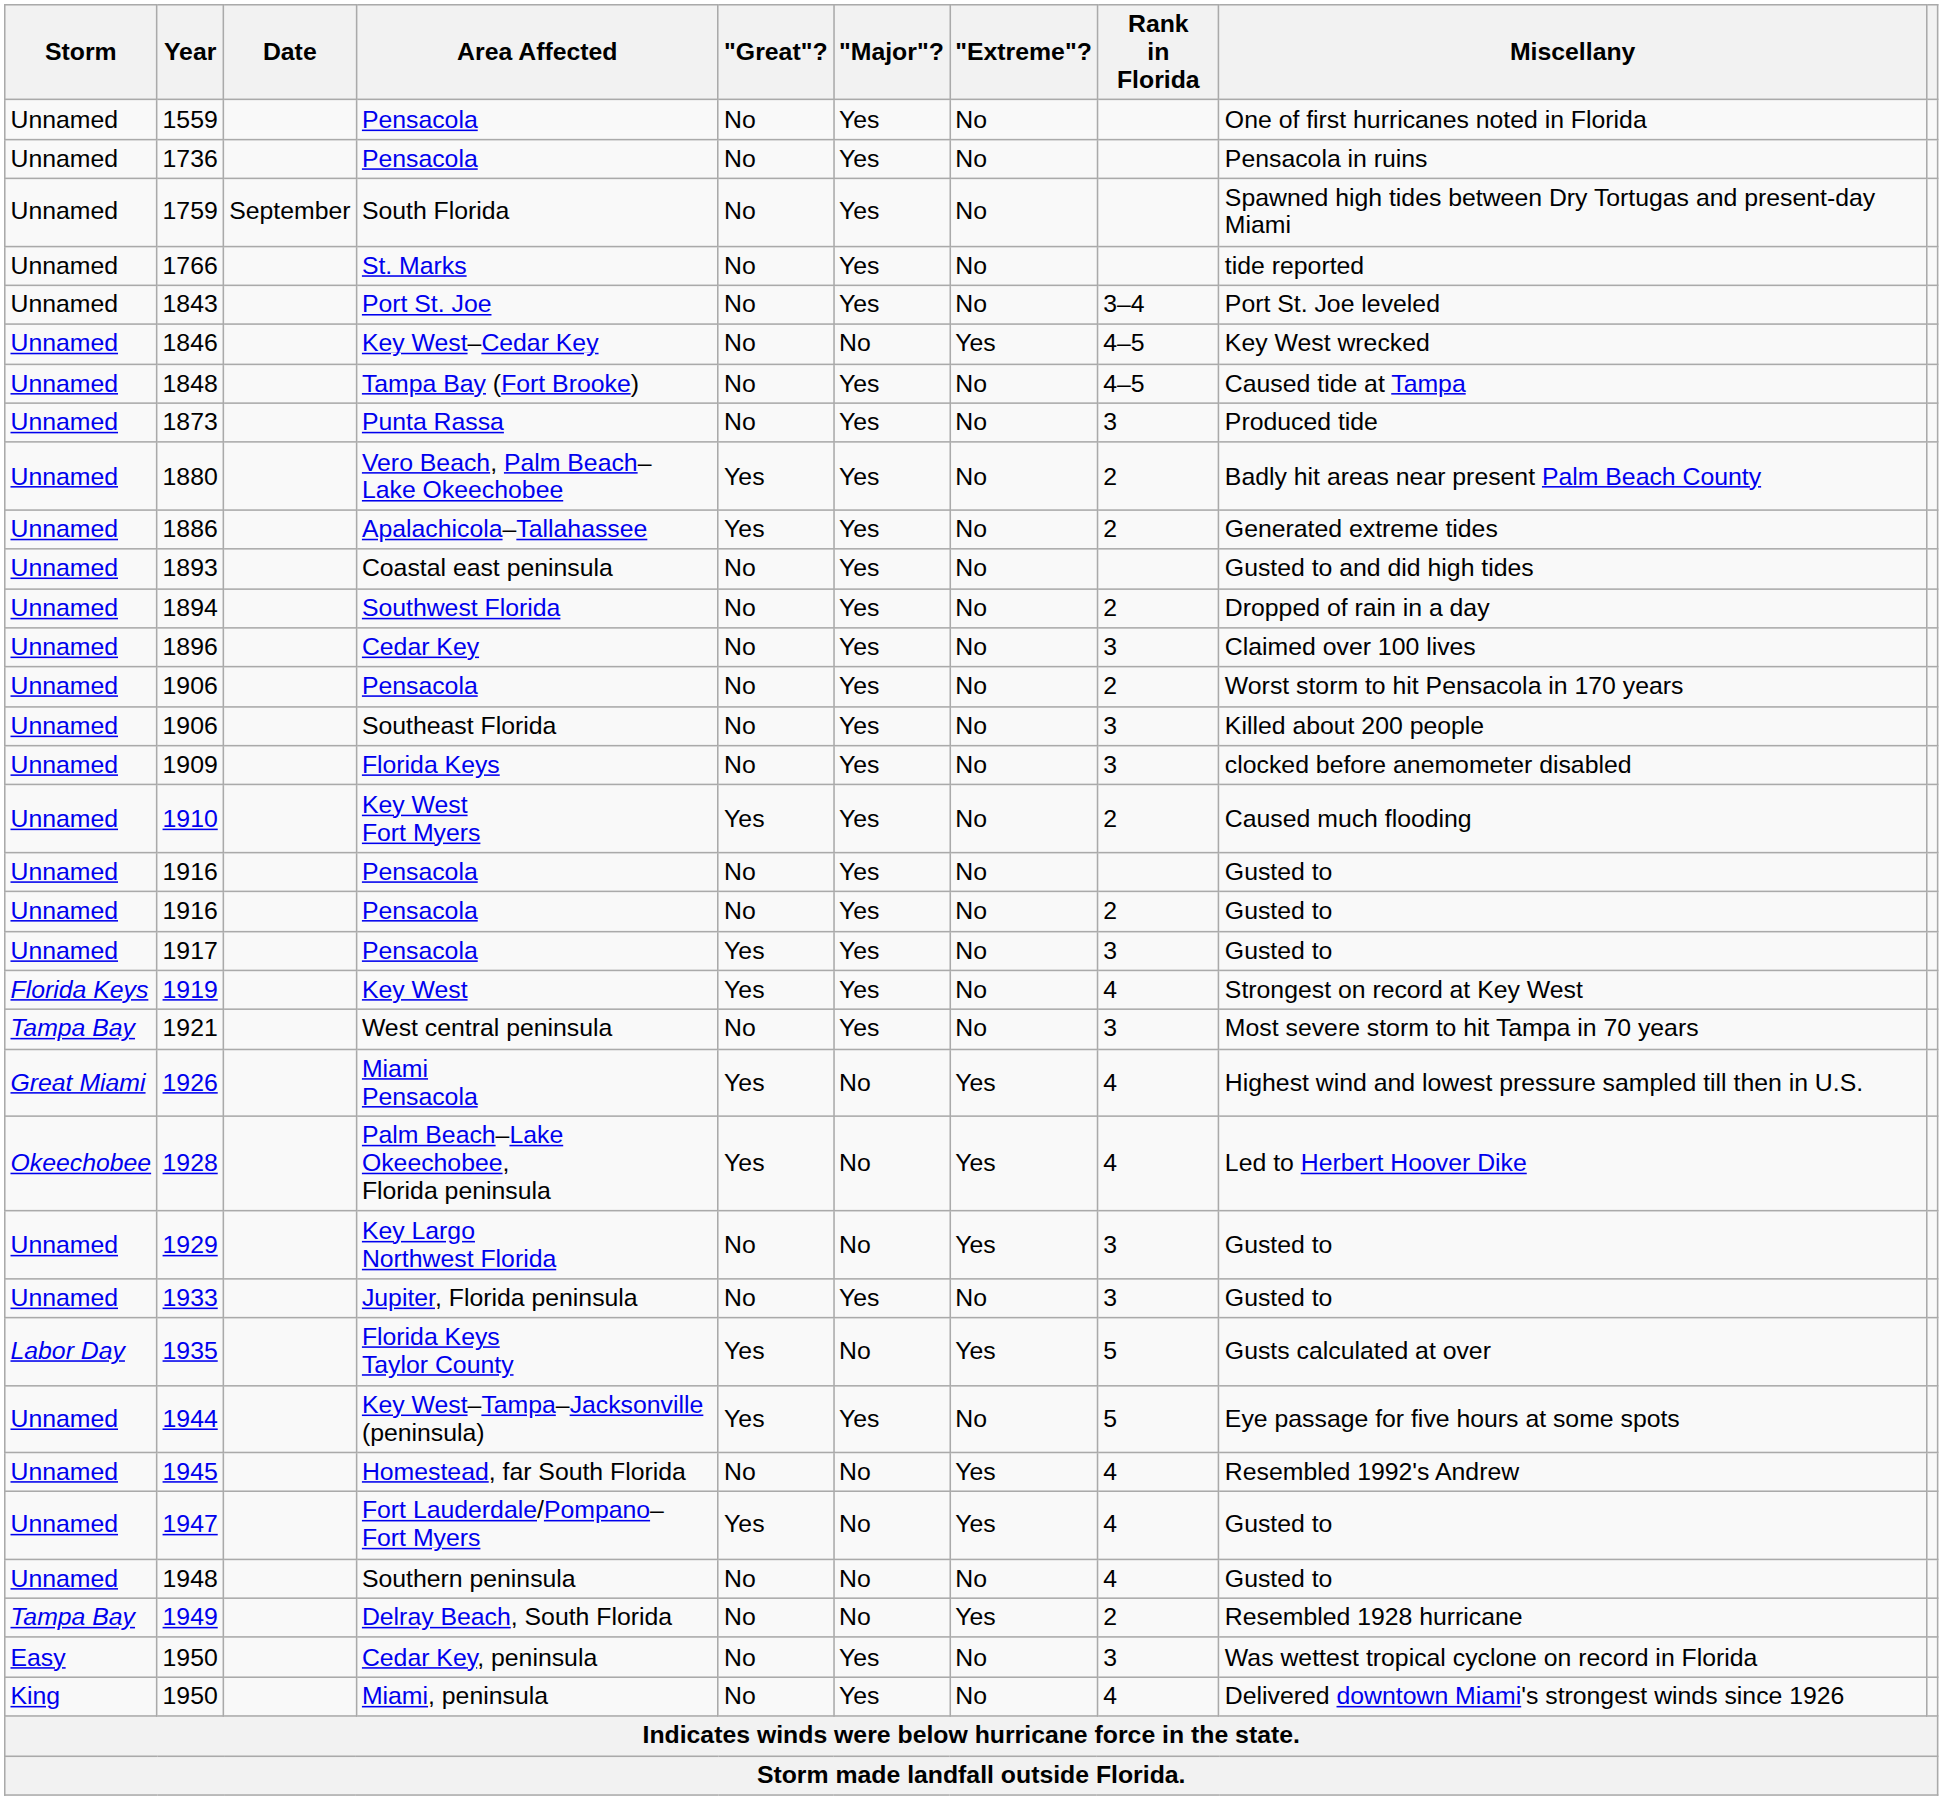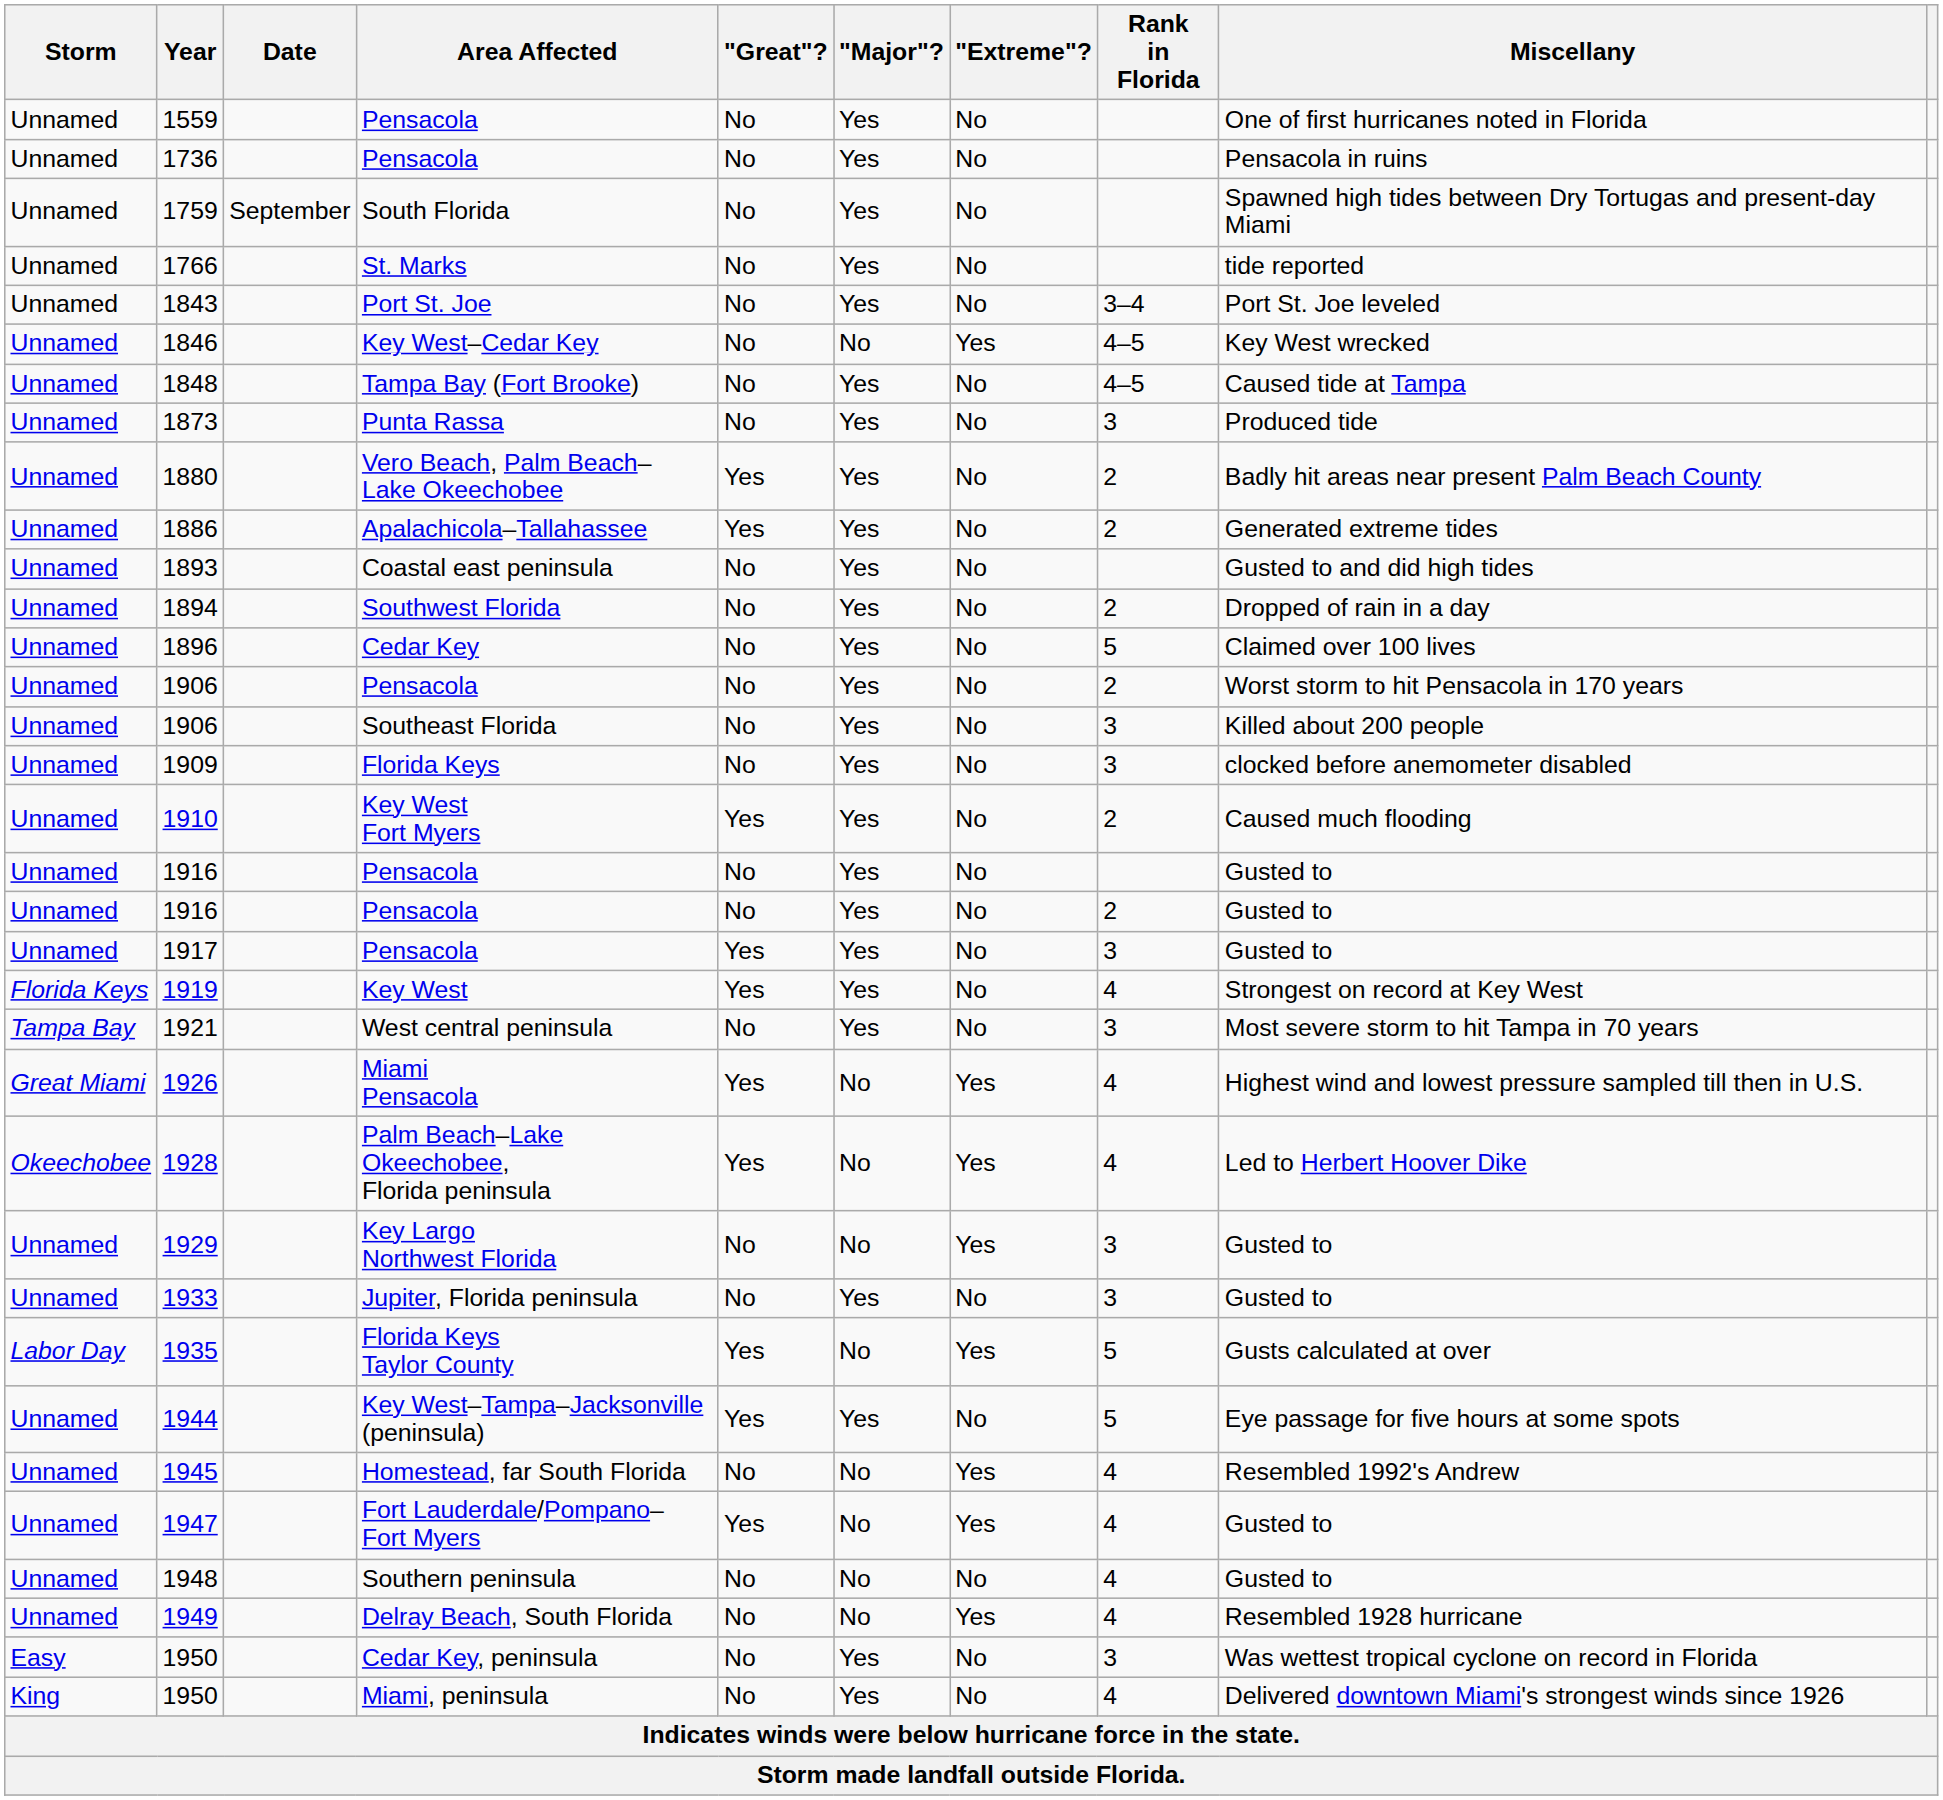(1110, 647) 3 -> (1110, 647) 5
(73, 1617) Tampa Bay -> (64, 1617) Unnamed
(1110, 1617) 2 -> (1110, 1617) 4
